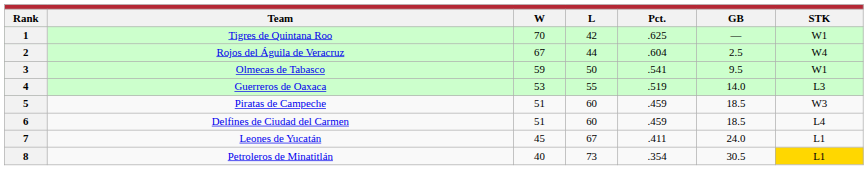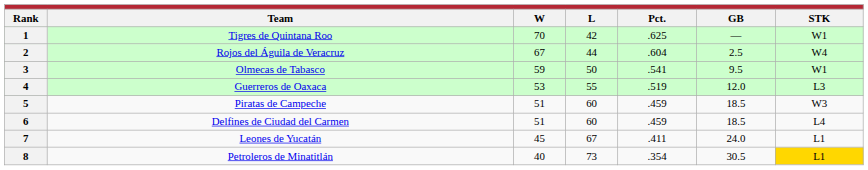(736, 87) 14.0 -> (736, 87) 12.0
